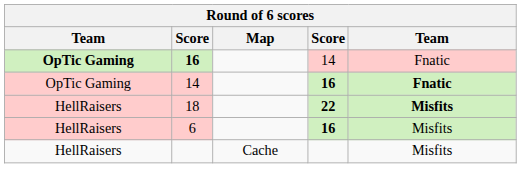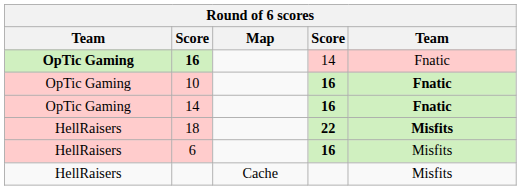+ row: (192, 83)
